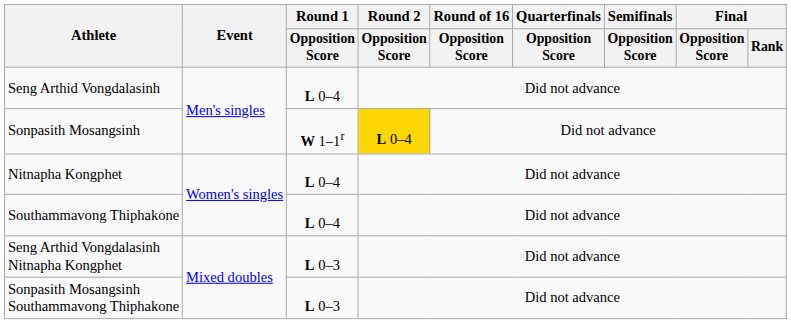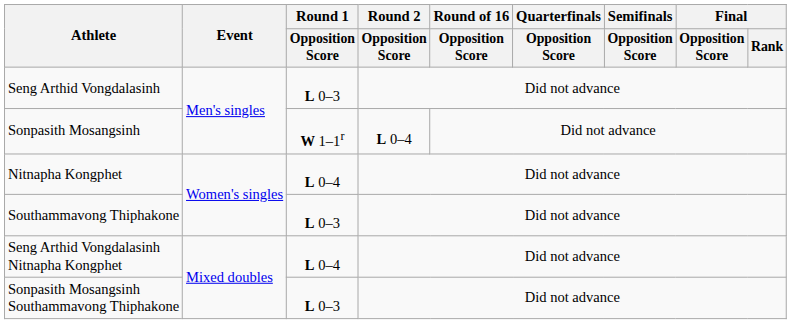(322, 96) L 0–4 -> (322, 96) L 0–3
(394, 139) gold background -> (394, 139) no background
(322, 224) L 0–4 -> (322, 224) L 0–3
(322, 265) L 0–3 -> (322, 265) L 0–4
